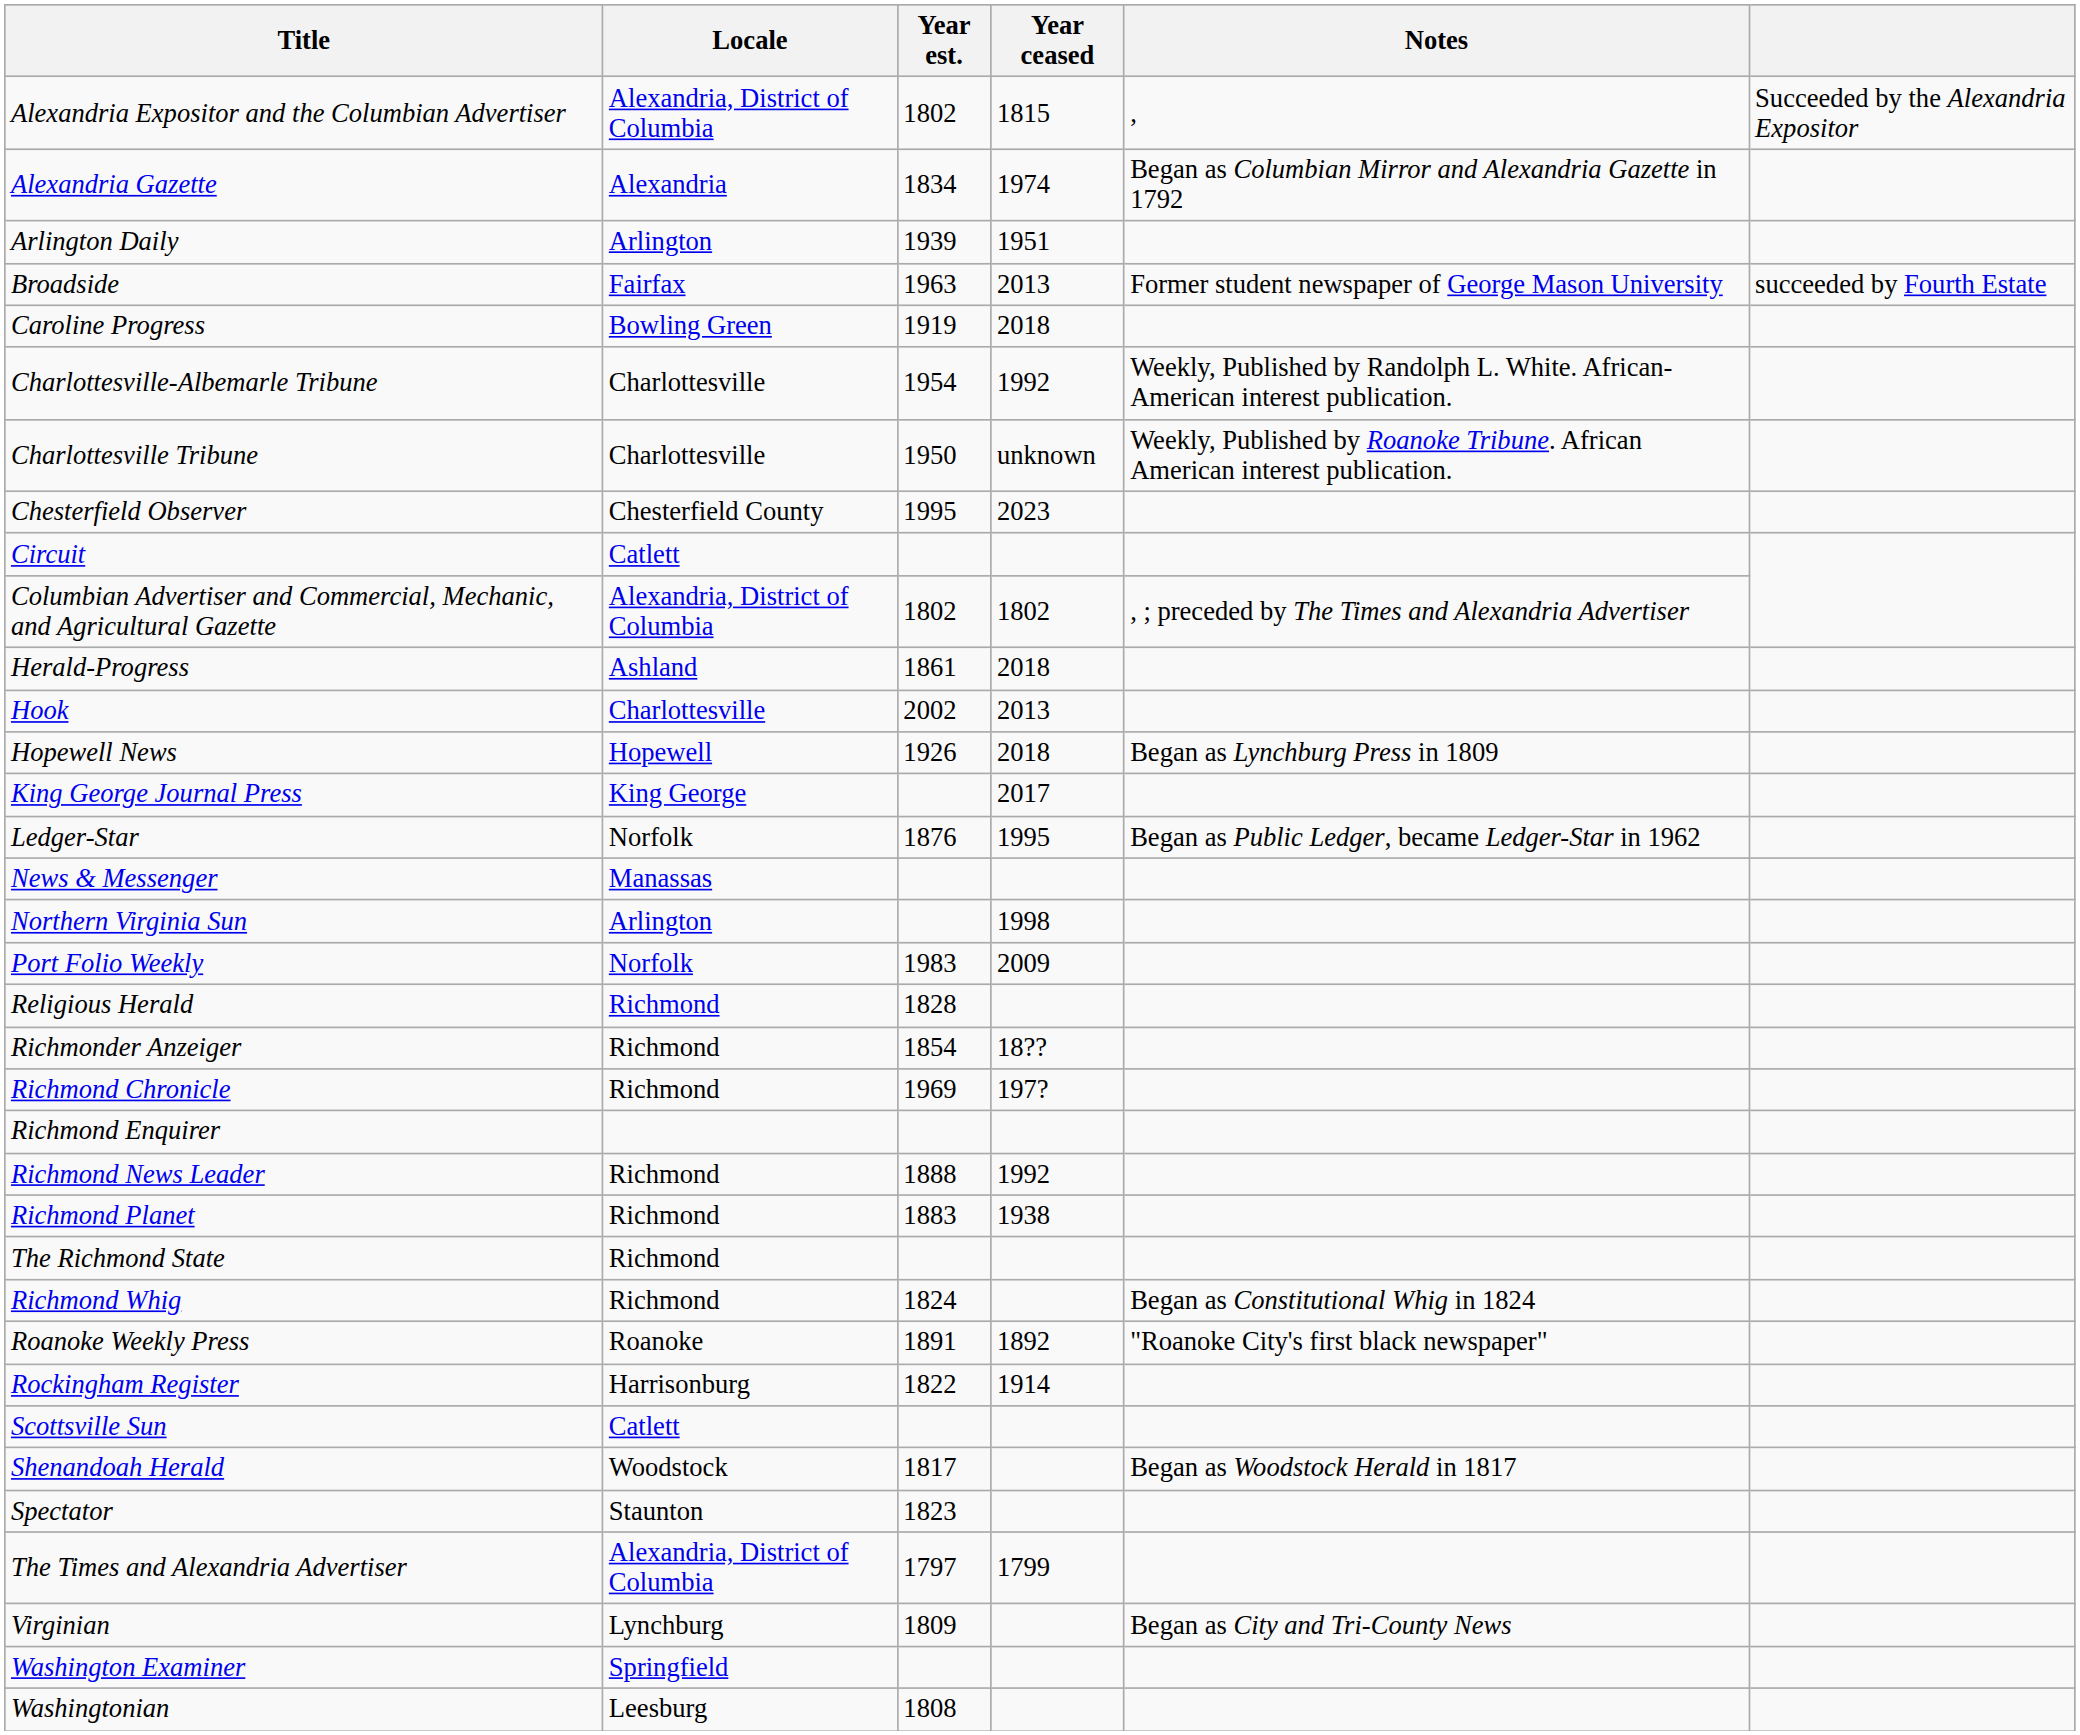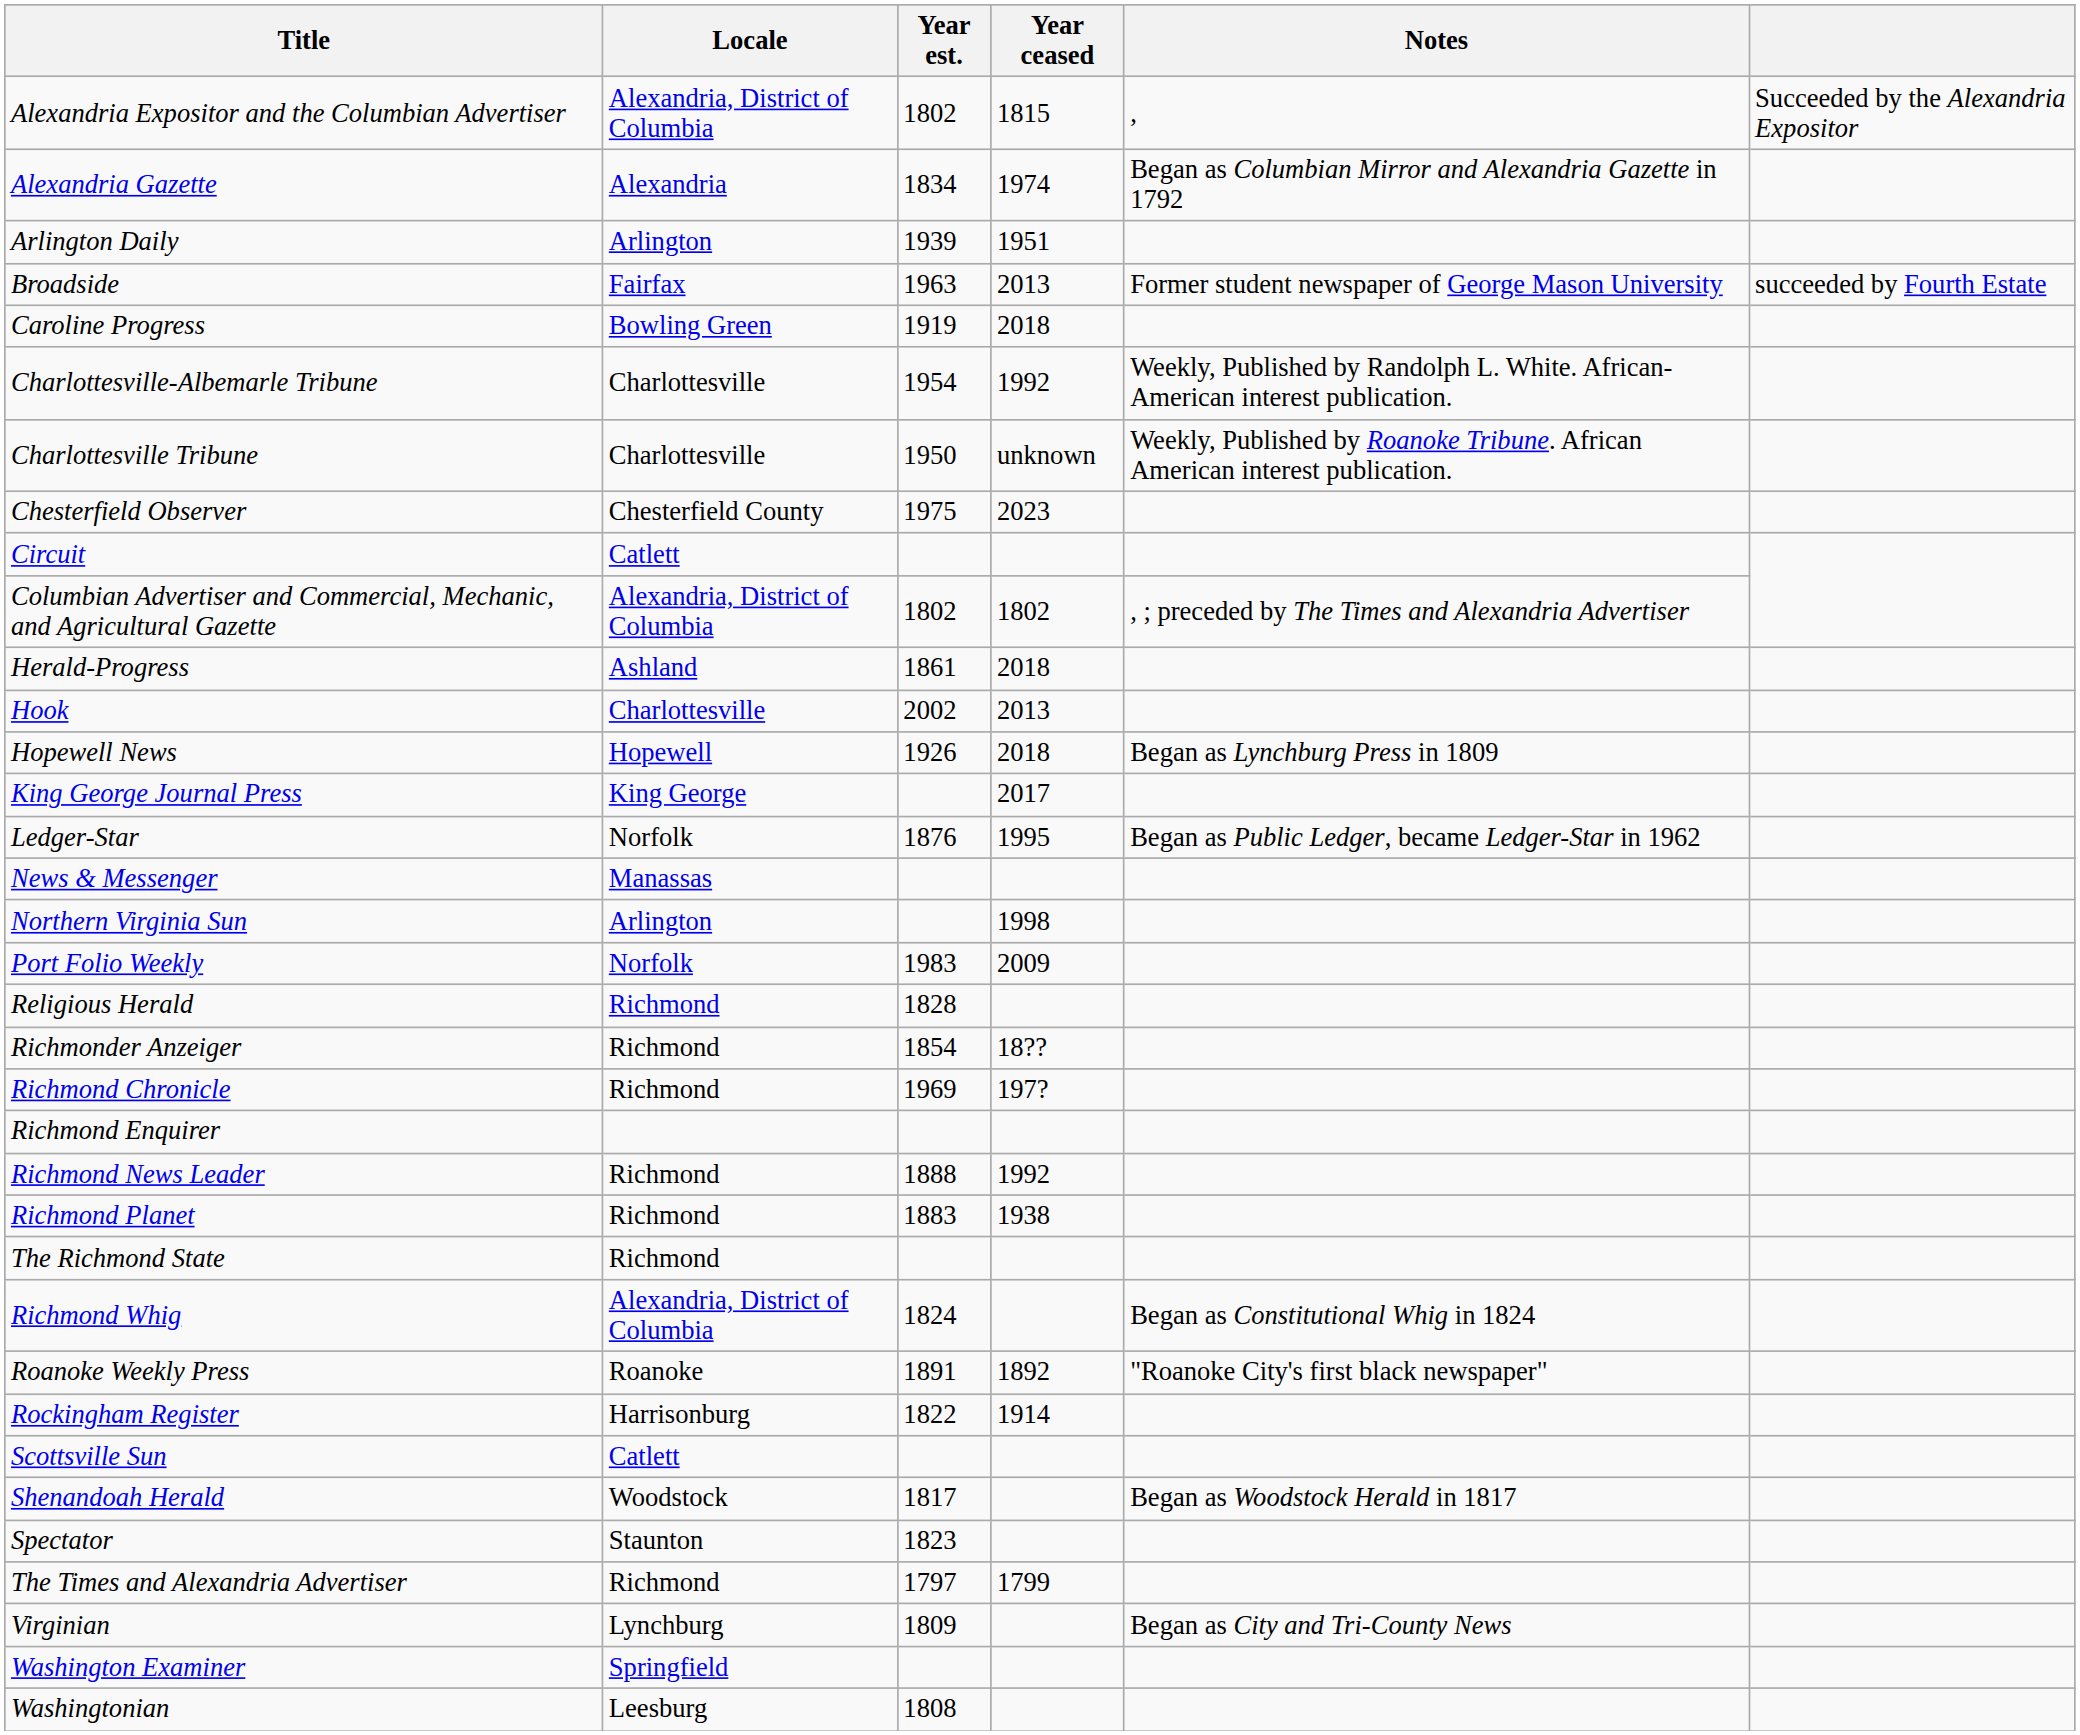(930, 511) 1995 -> (930, 511) 1975
(664, 1300) Richmond -> (729, 1314) Alexandria, District of Columbia
(729, 1567) Alexandria, District of Columbia -> (664, 1582) Richmond
